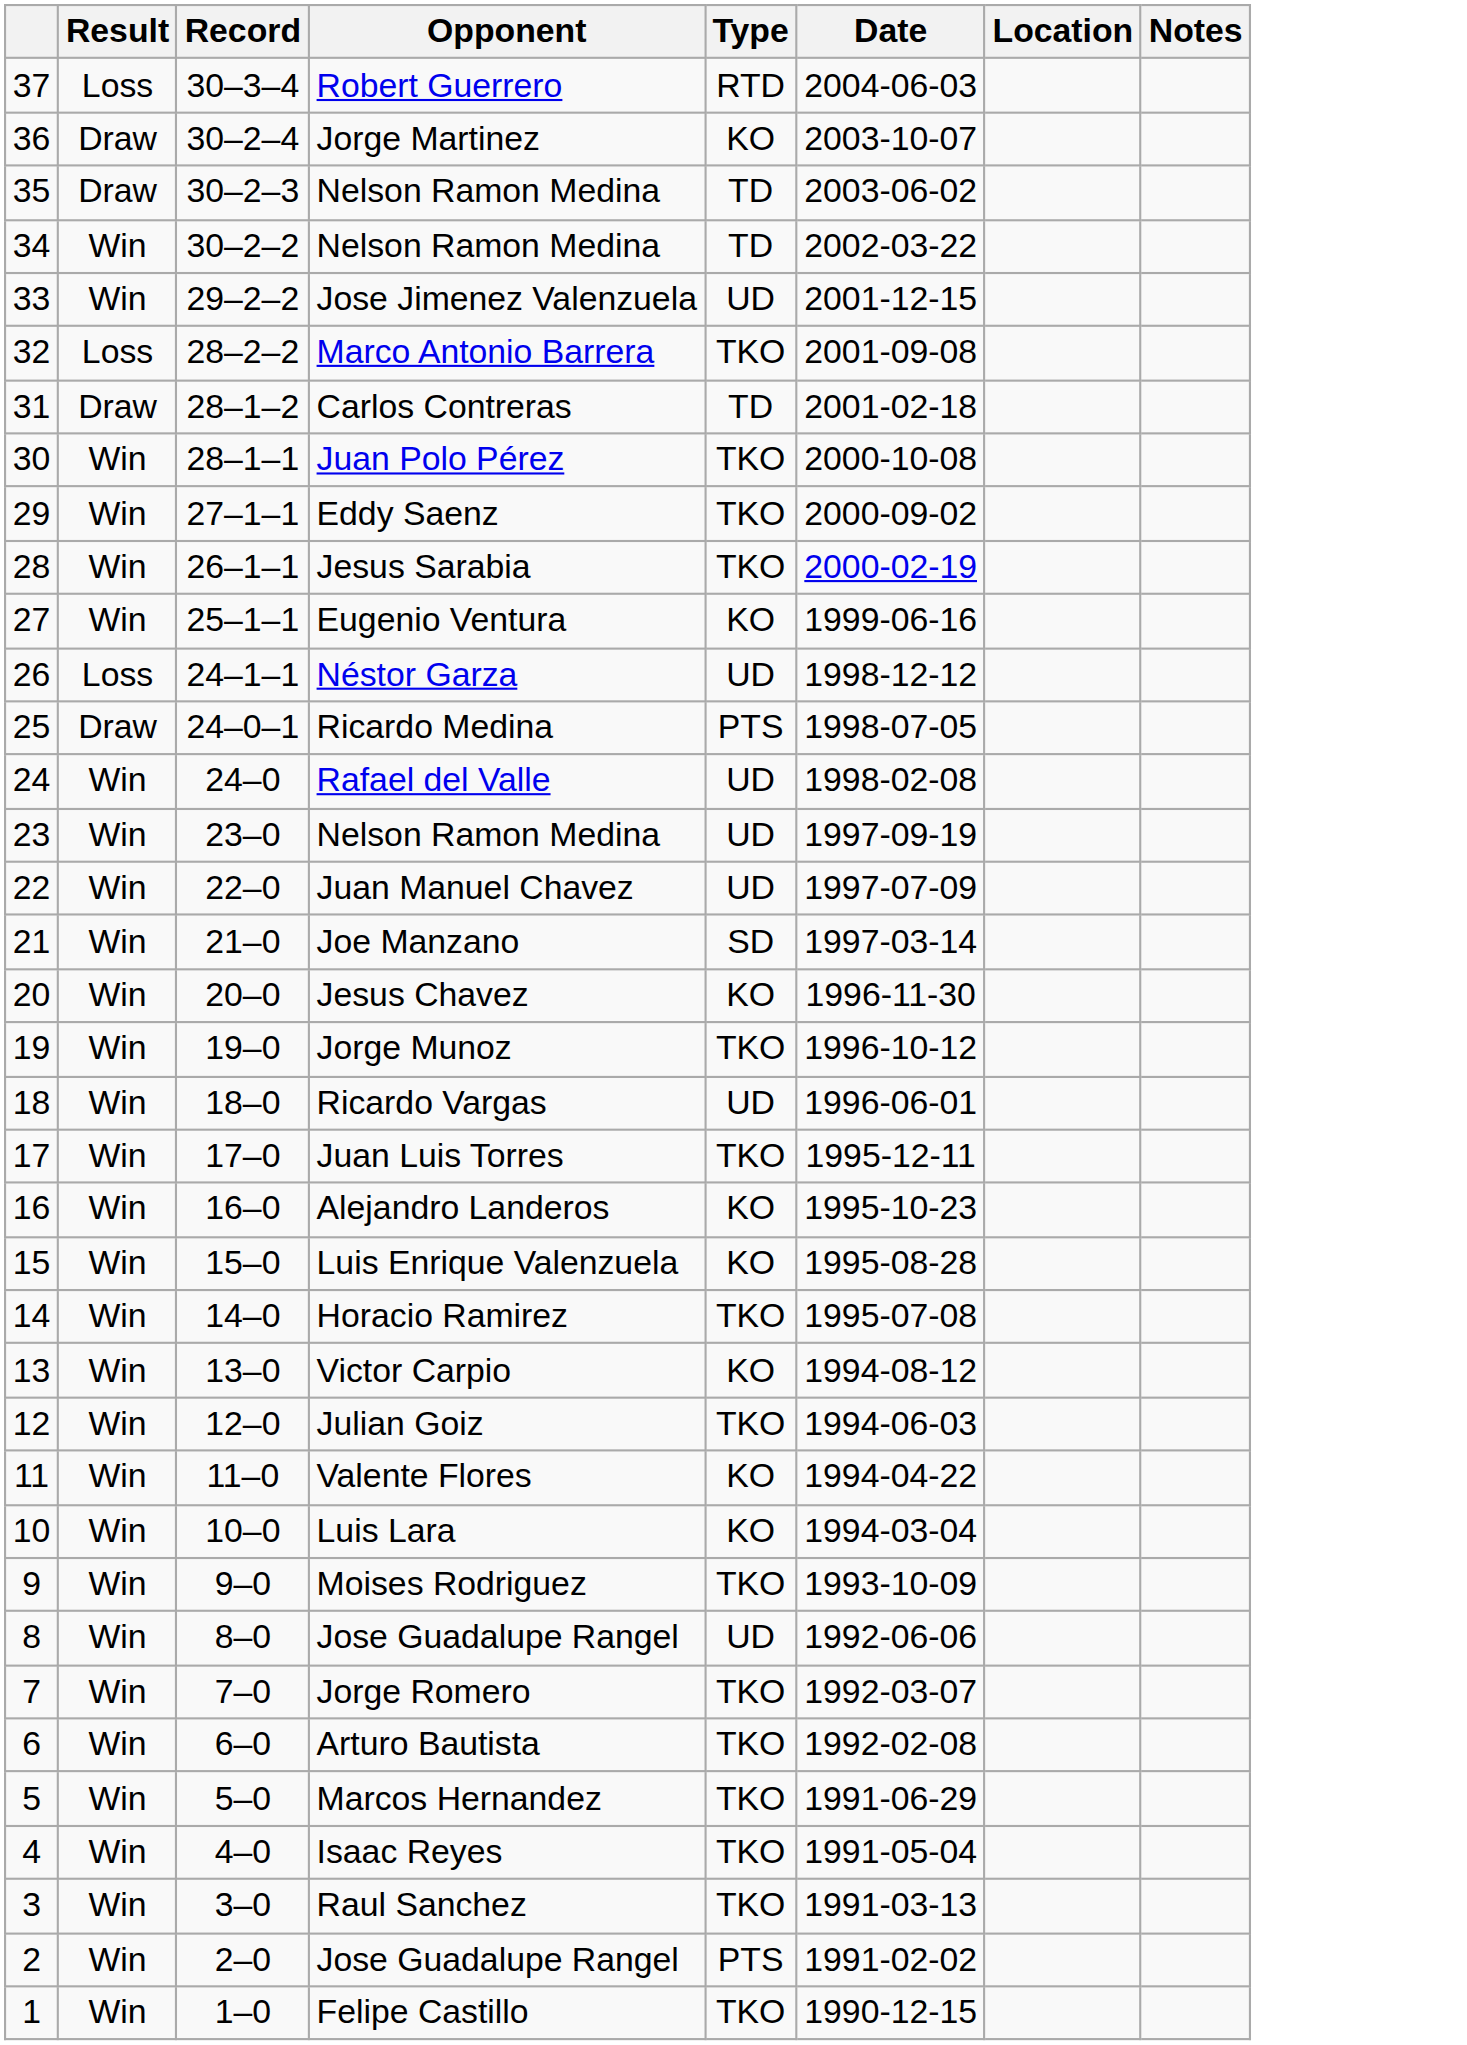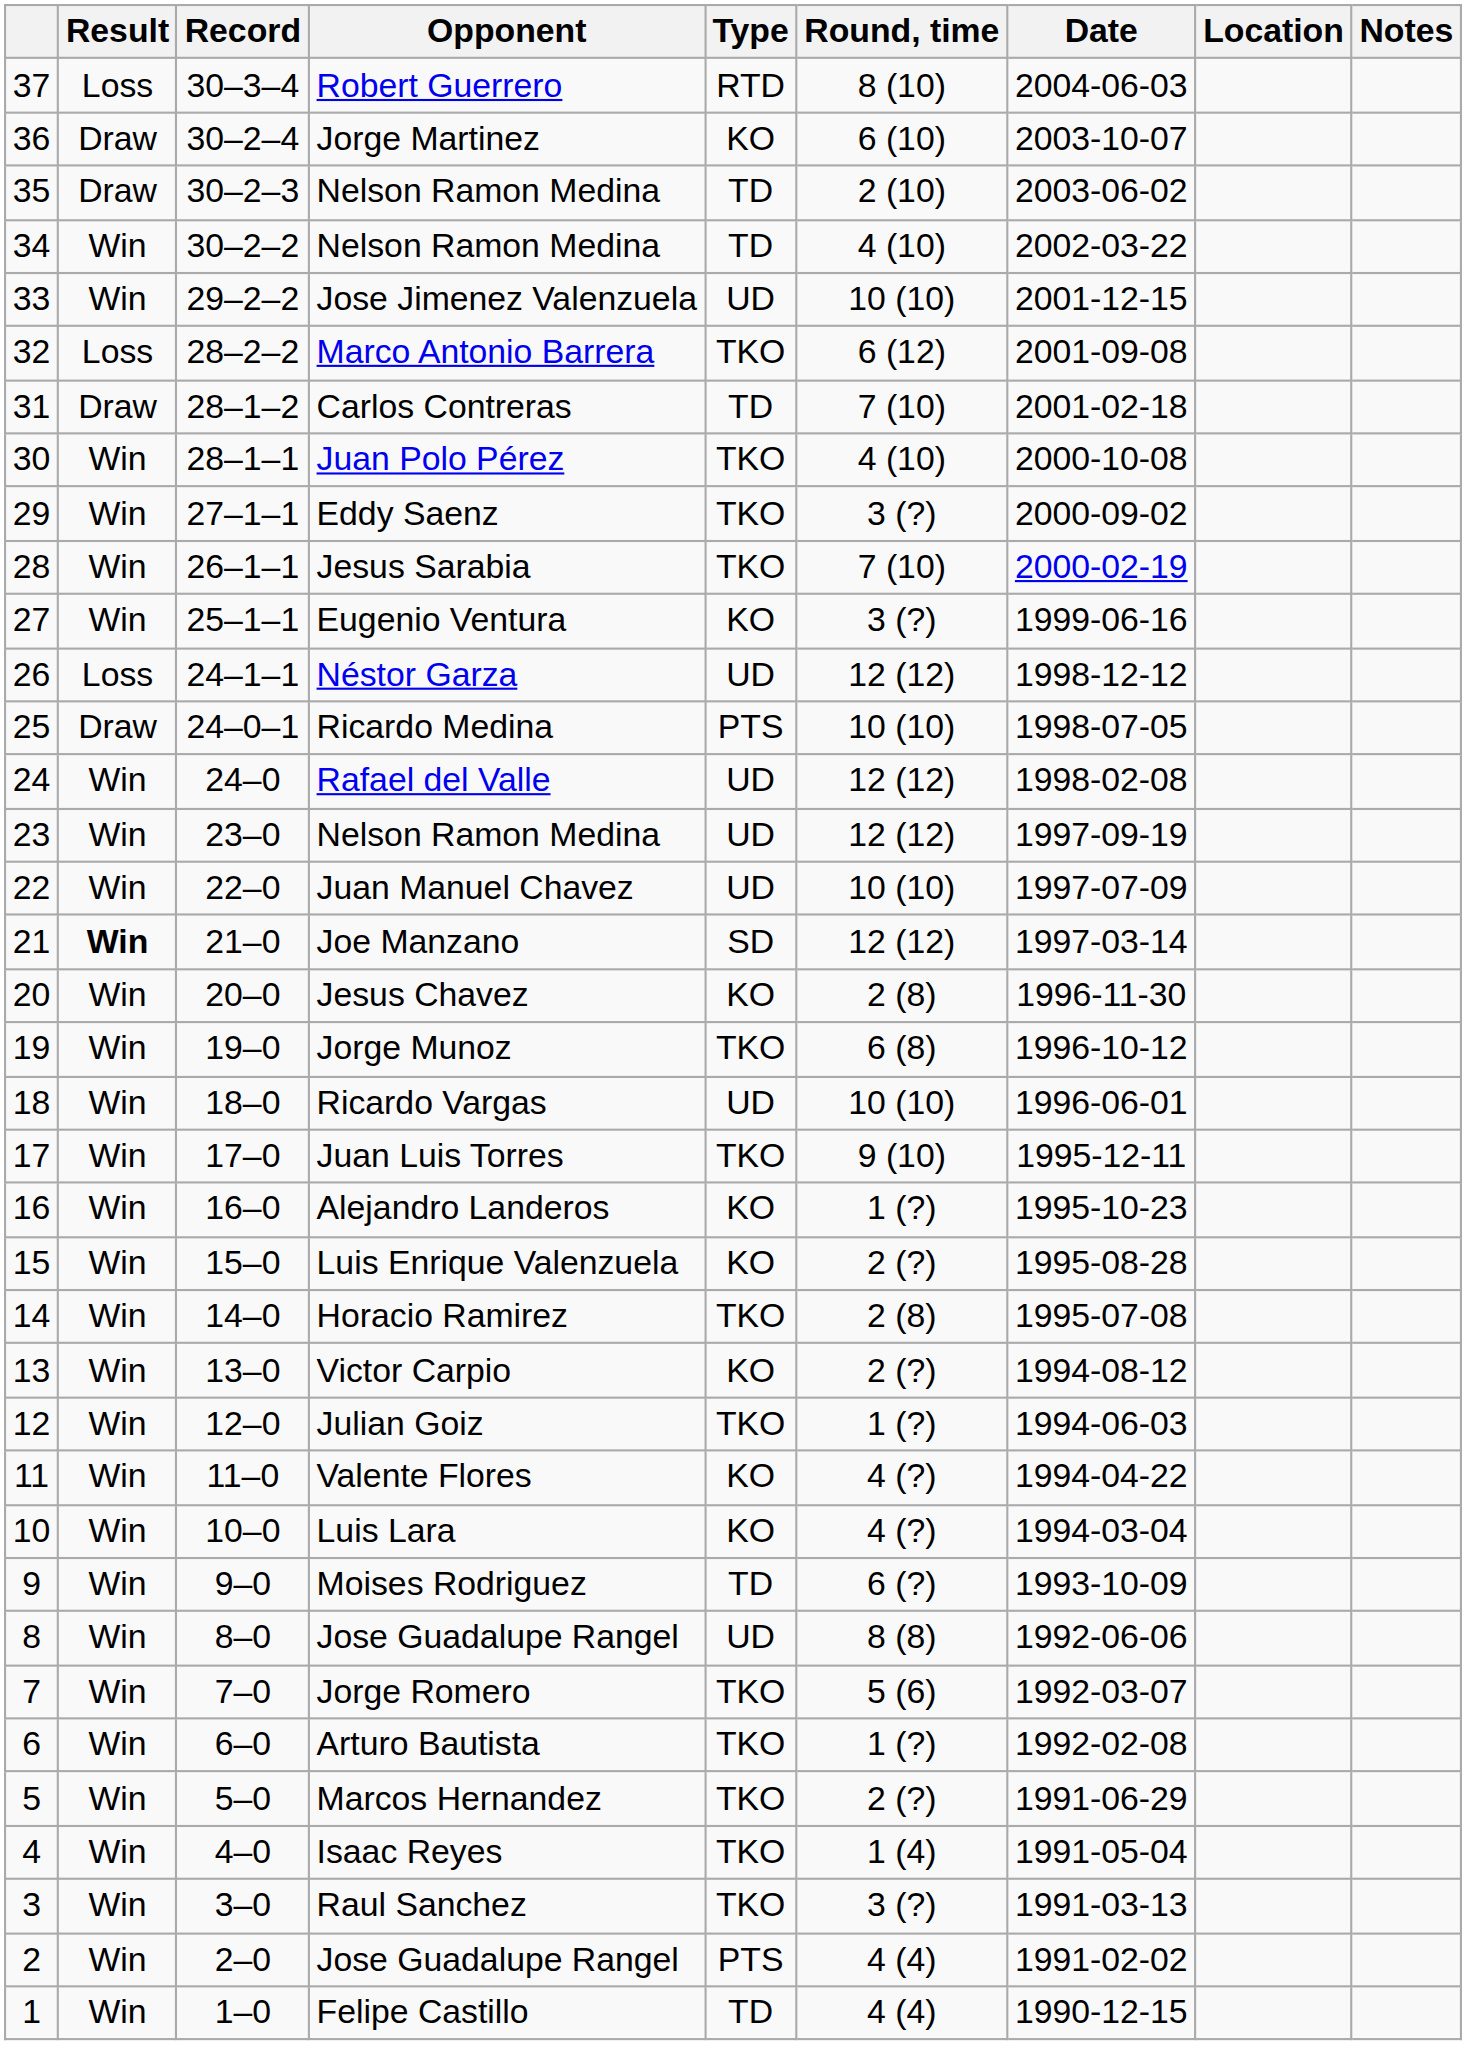+ column: (902, 31)
(118, 941) normal -> (118, 941) bold
(751, 1583) TKO -> (751, 1583) TD
(751, 2012) TKO -> (751, 2012) TD
